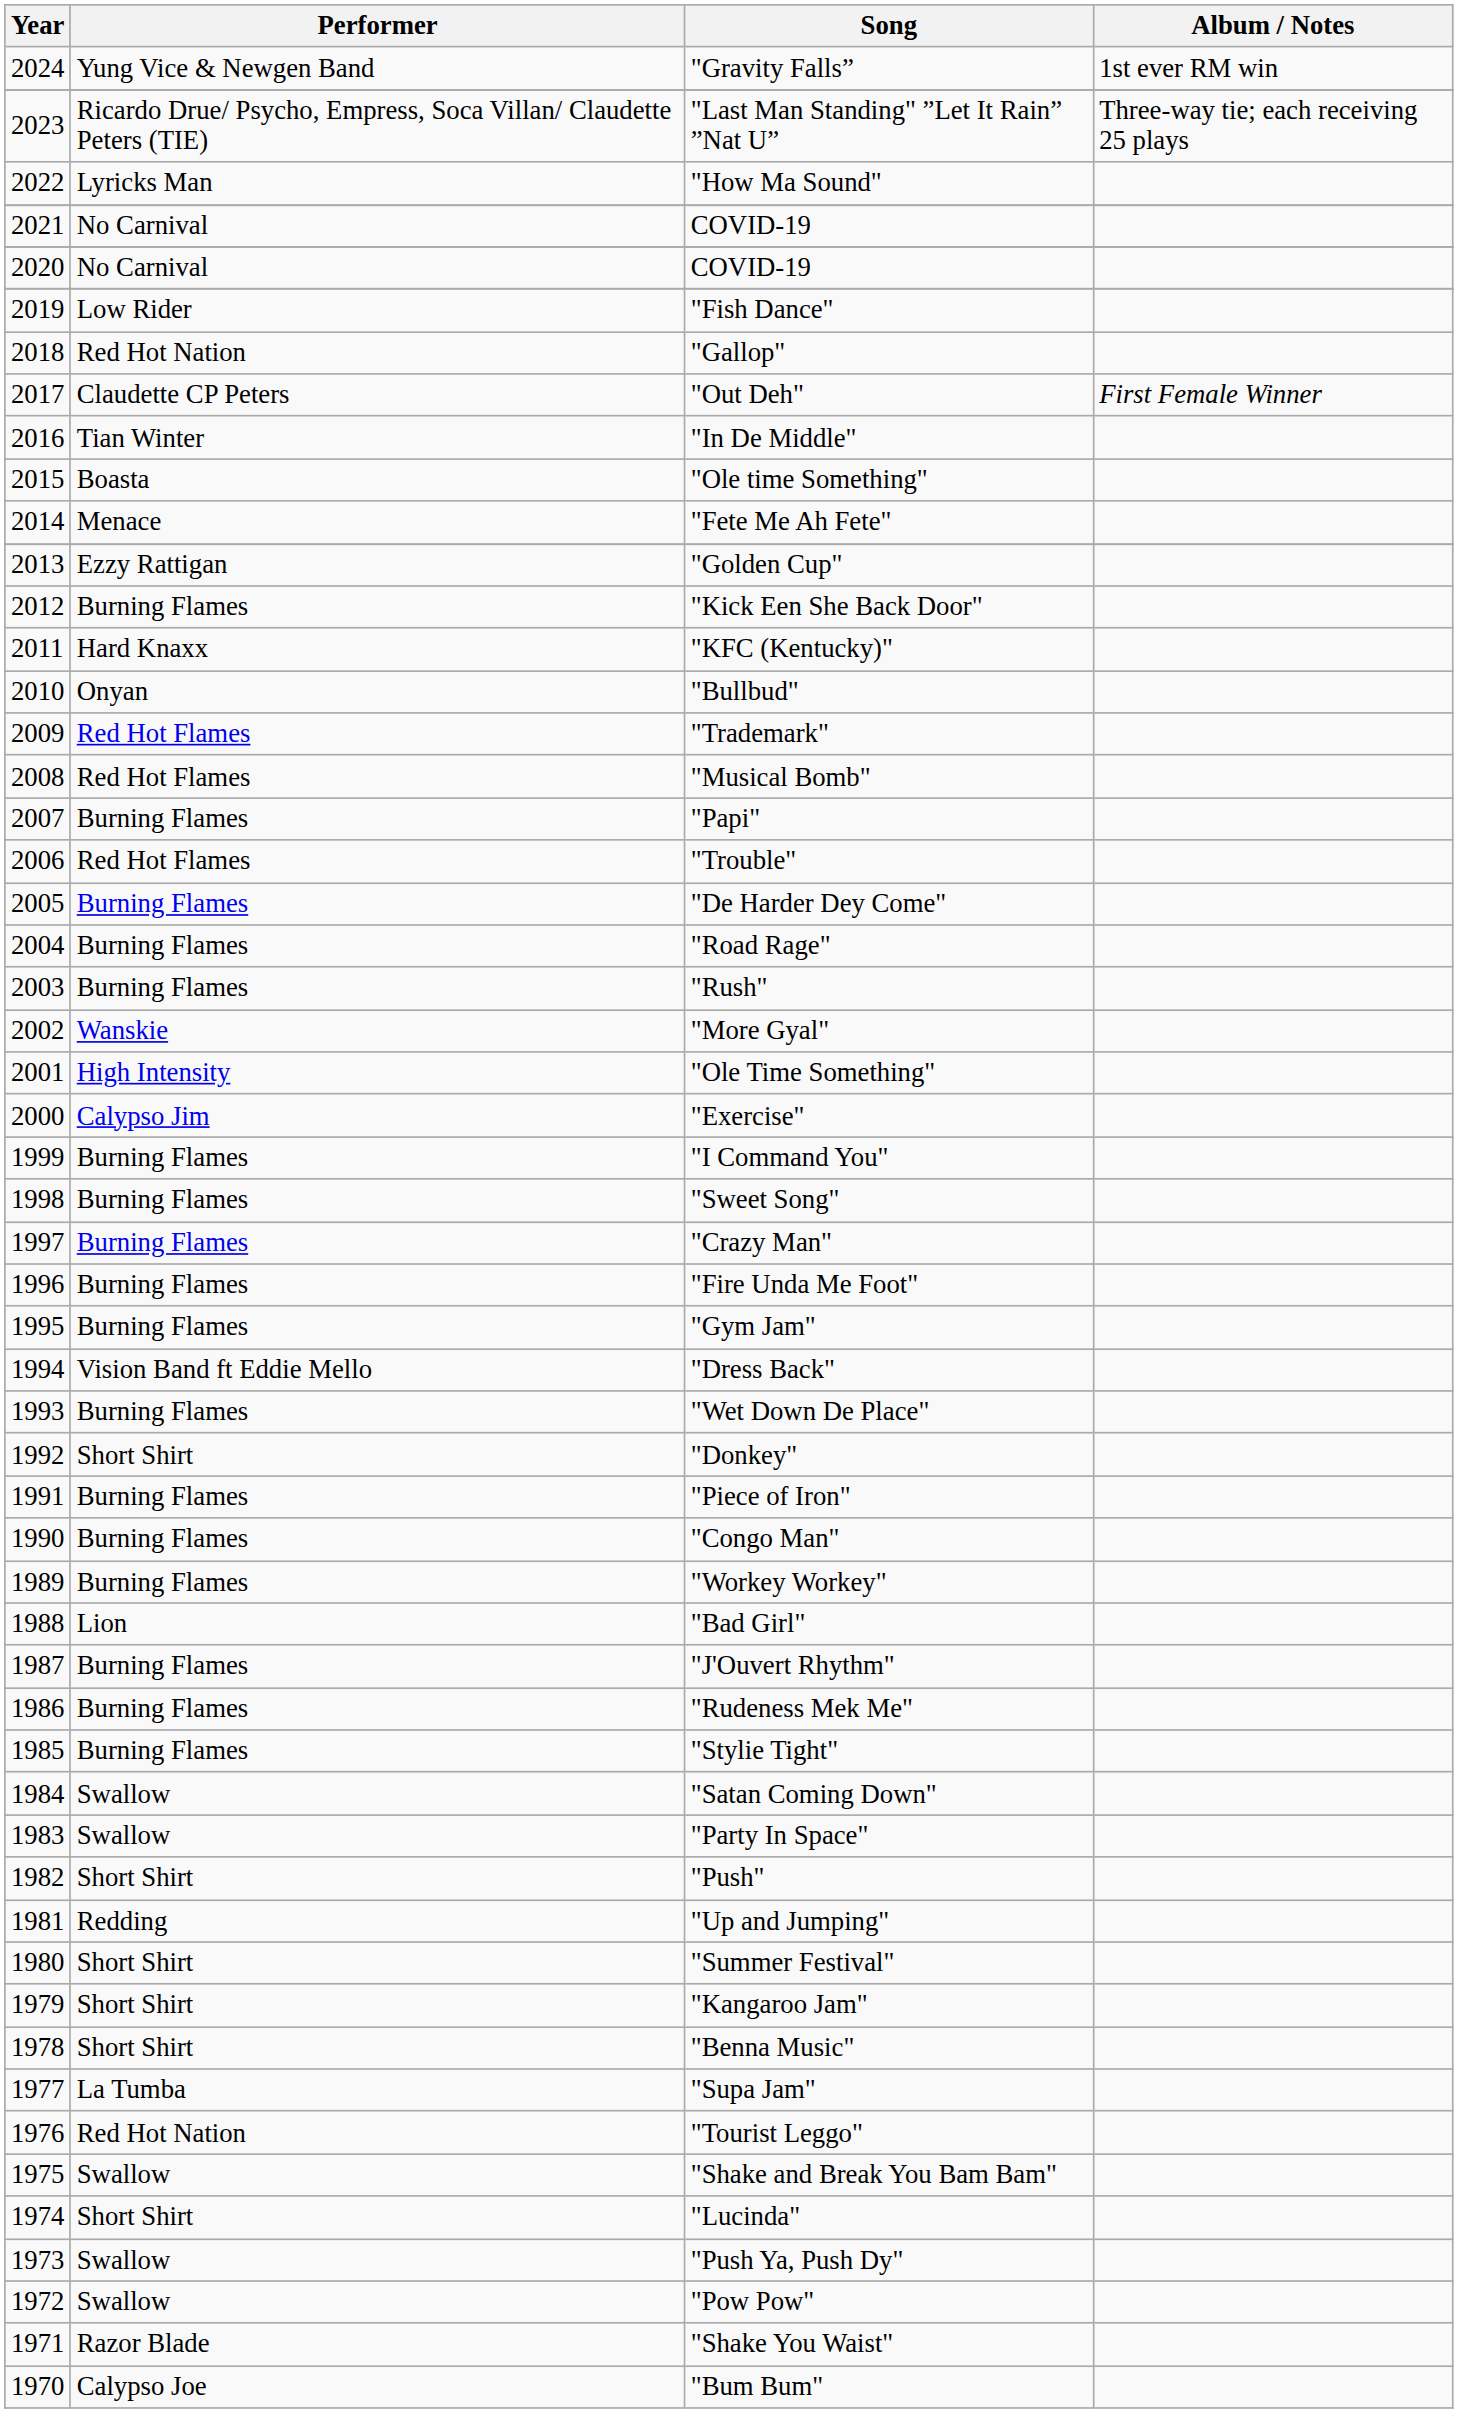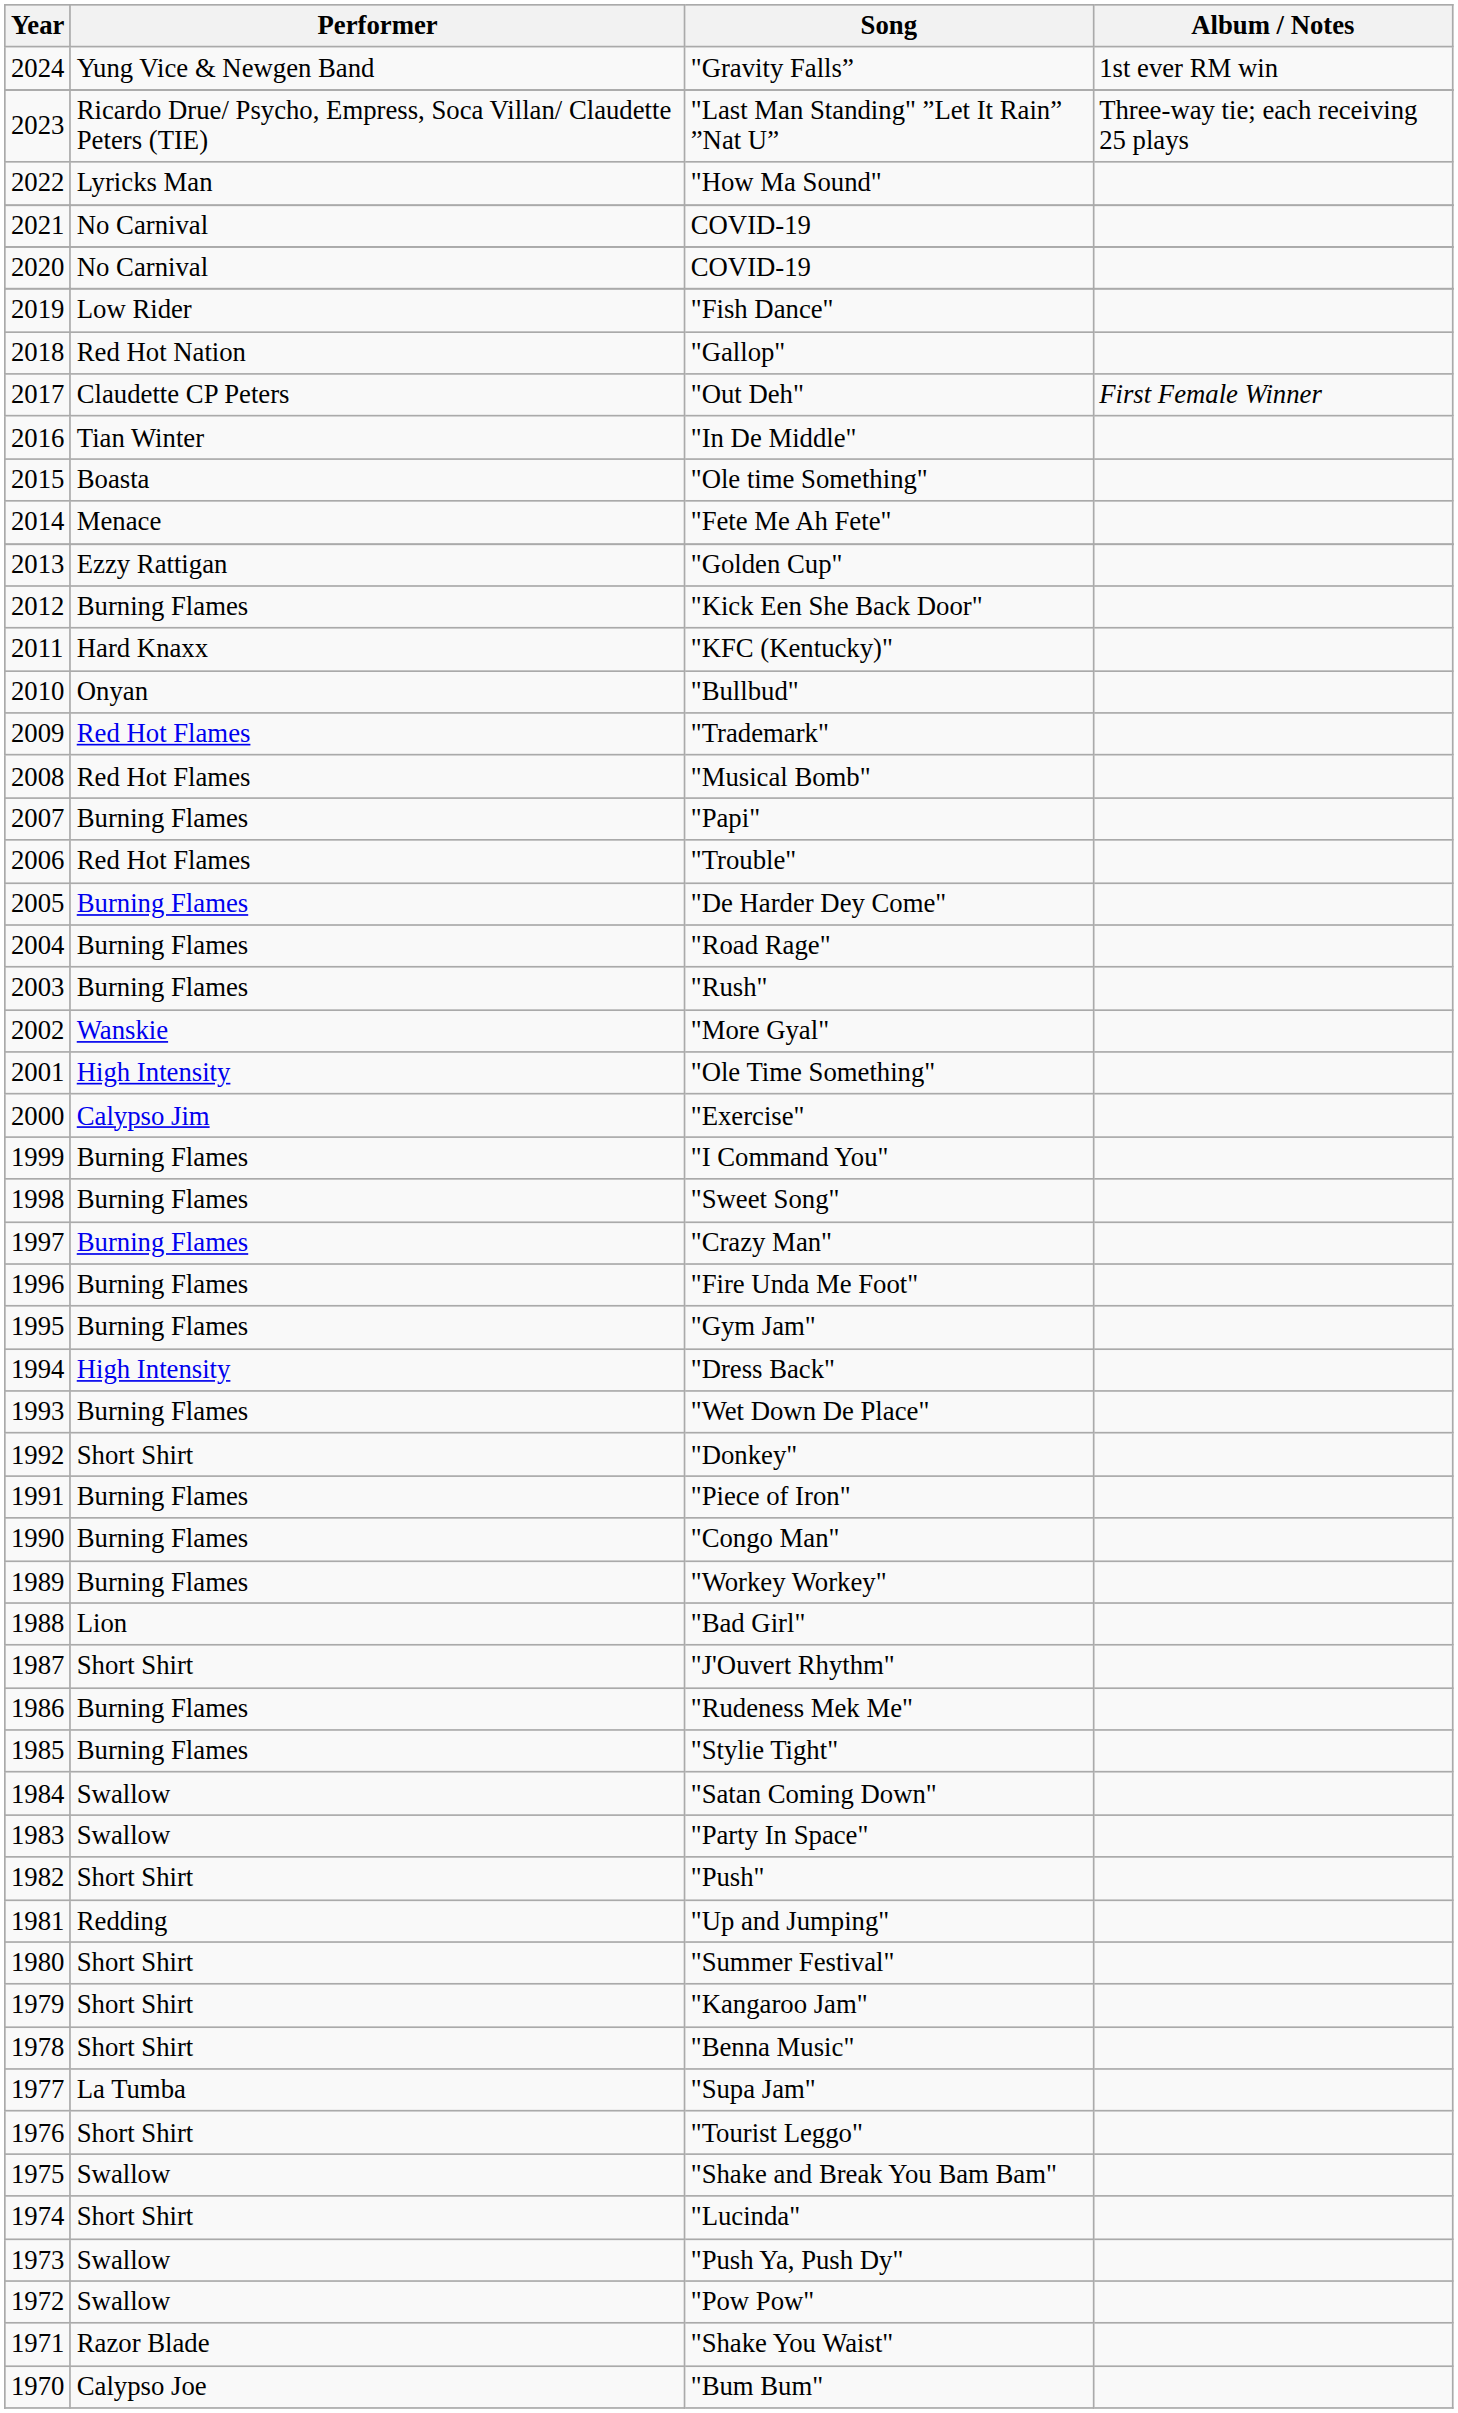(224, 1369) Vision Band ft Eddie Mello -> (154, 1369) High Intensity
(162, 1666) Burning Flames -> (135, 1666) Short Shirt
(161, 2132) Red Hot Nation -> (135, 2132) Short Shirt
